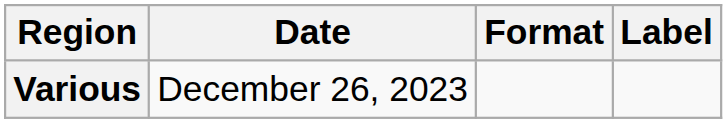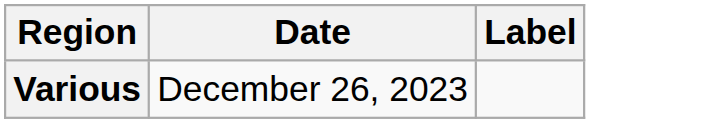- column: (544, 32)
